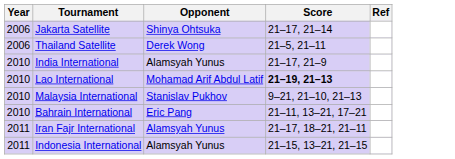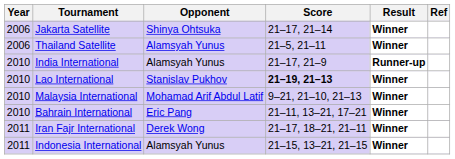+ column: (399, 13)
(175, 46) Derek Wong -> (185, 46) Alamsyah Yunus
(205, 79) Mohamad Arif Abdul Latif -> (187, 79) Stanislav Pukhov
(187, 96) Stanislav Pukhov -> (205, 96) Mohamad Arif Abdul Latif
(185, 129) Alamsyah Yunus -> (175, 129) Derek Wong
